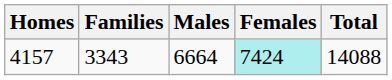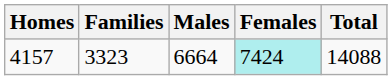(106, 56) 3343 -> (106, 56) 3323
